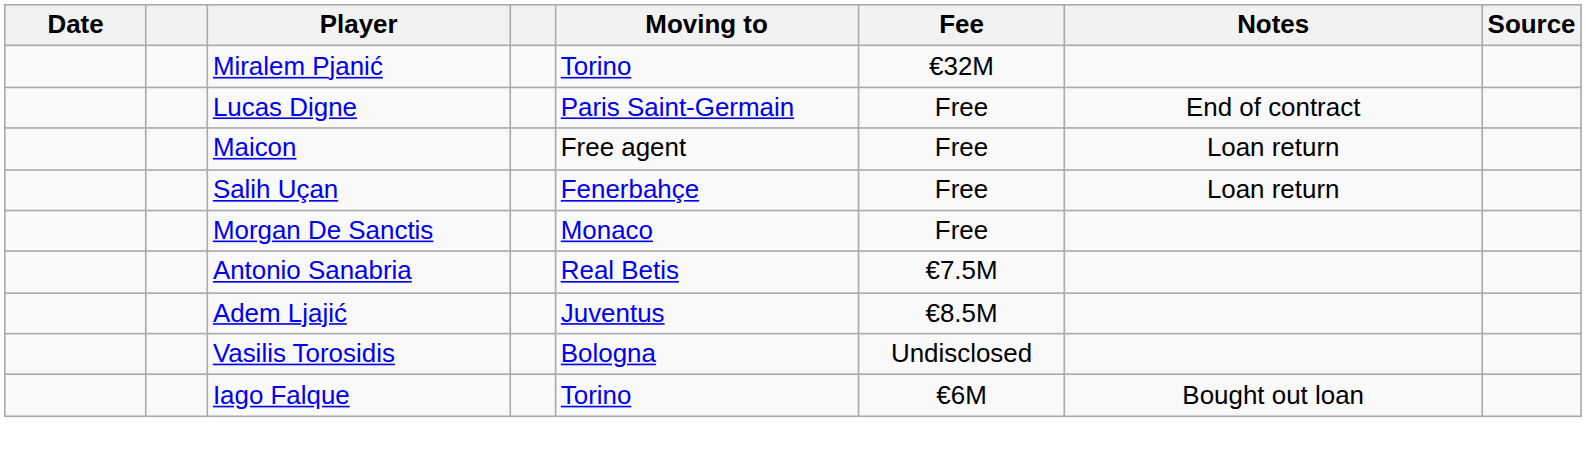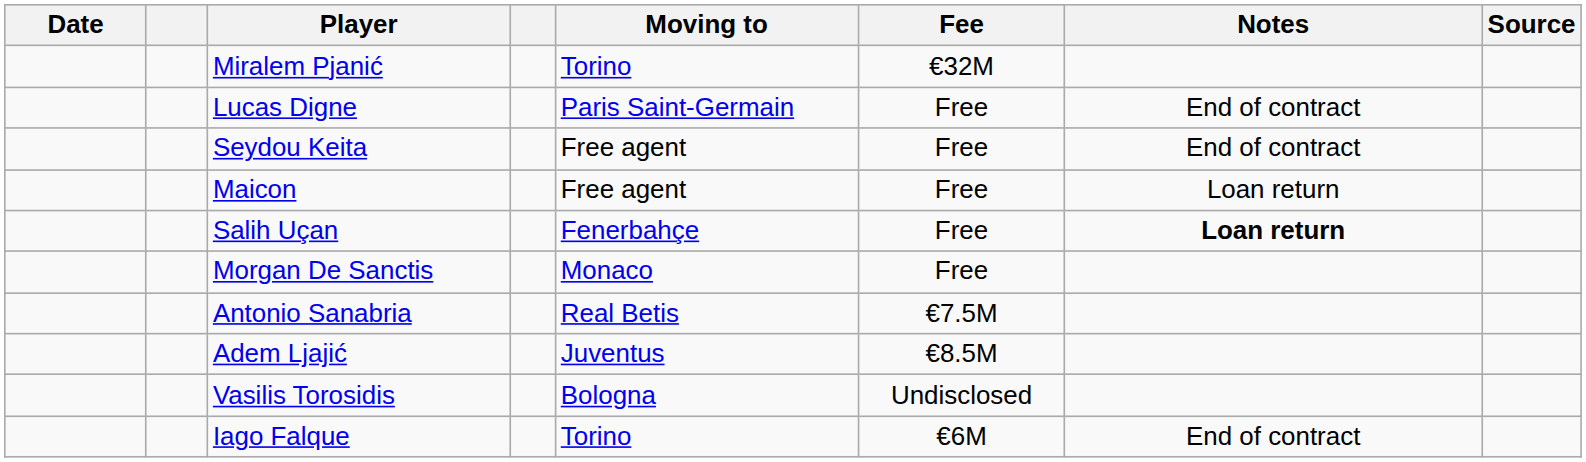+ row: (290, 148)
(1273, 189) normal -> (1273, 230) bold
(1273, 395) Bought out loan -> (1273, 436) End of contract
